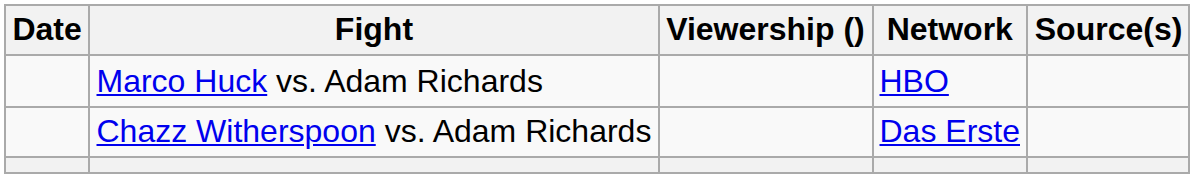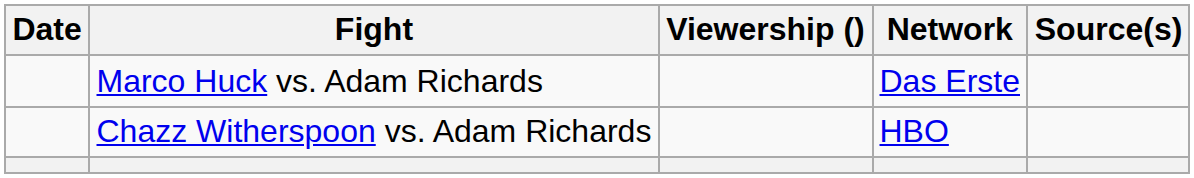(914, 80) HBO -> (950, 80) Das Erste
(950, 131) Das Erste -> (914, 131) HBO
